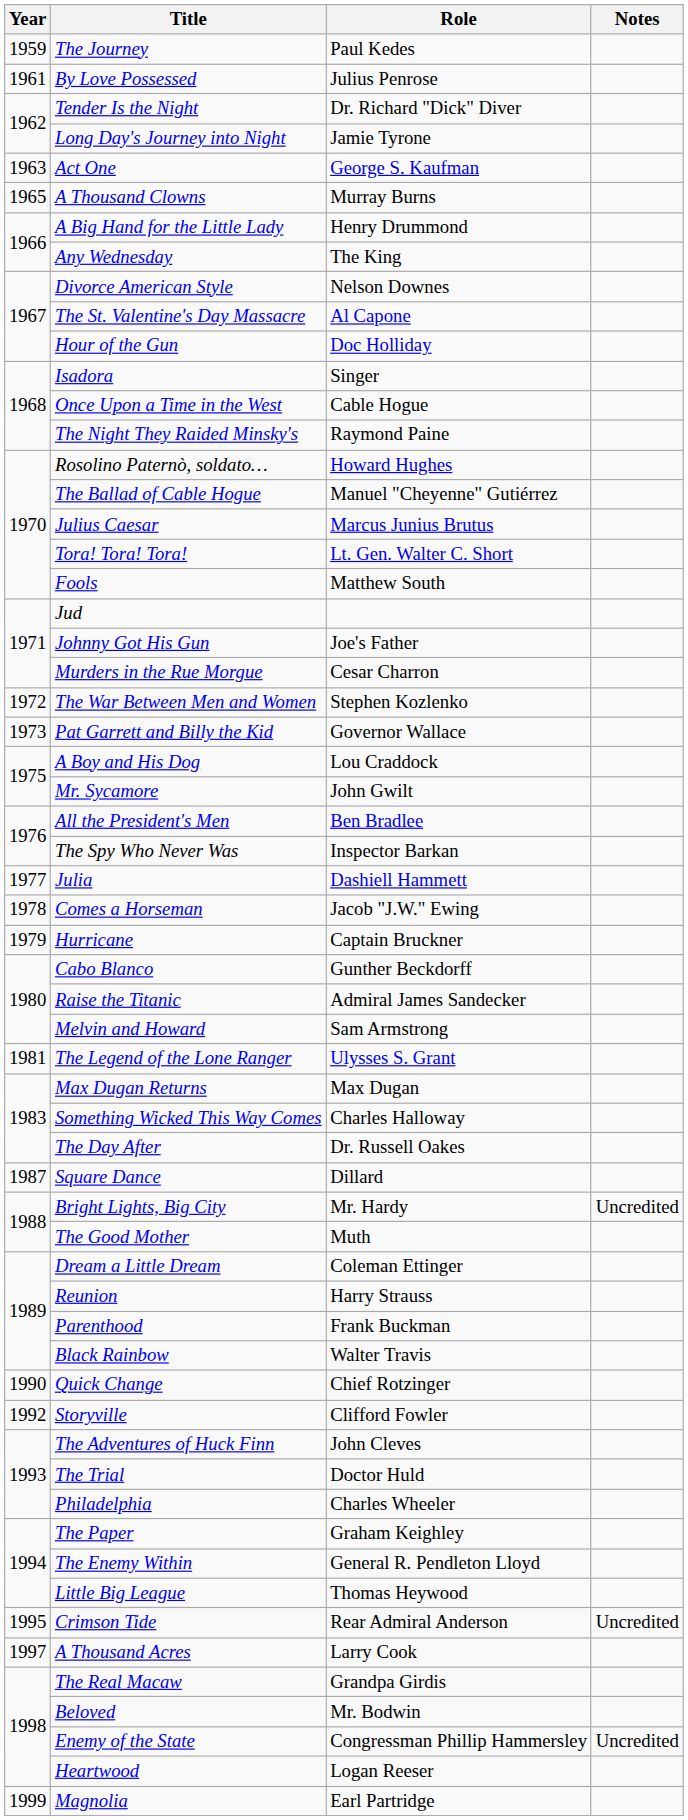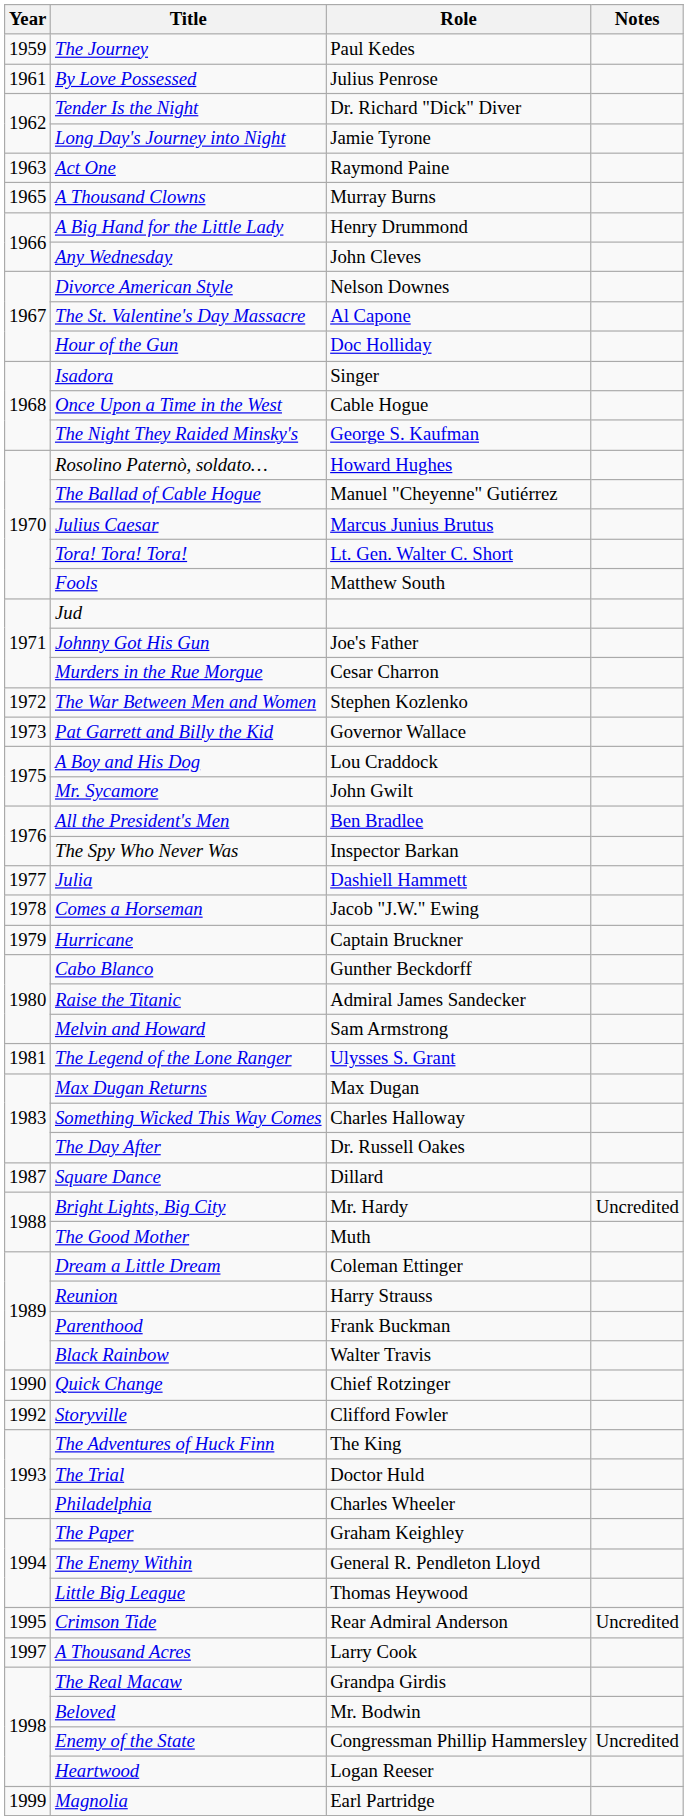(405, 167) George S. Kaufman -> (390, 167) Raymond Paine
(366, 256) The King -> (376, 256) John Cleves
(390, 434) Raymond Paine -> (405, 434) George S. Kaufman
(376, 1444) John Cleves -> (366, 1444) The King
